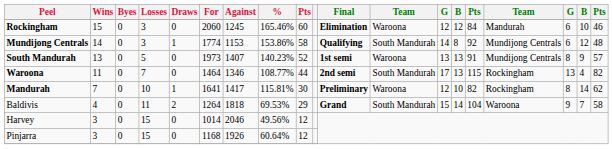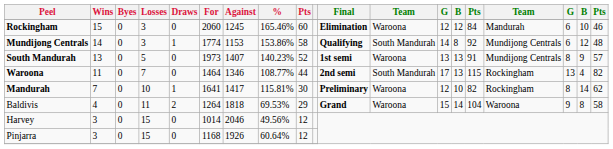(404, 104) South Mandurah -> (389, 104) Waroona
(582, 104) 7 -> (582, 104) 8
